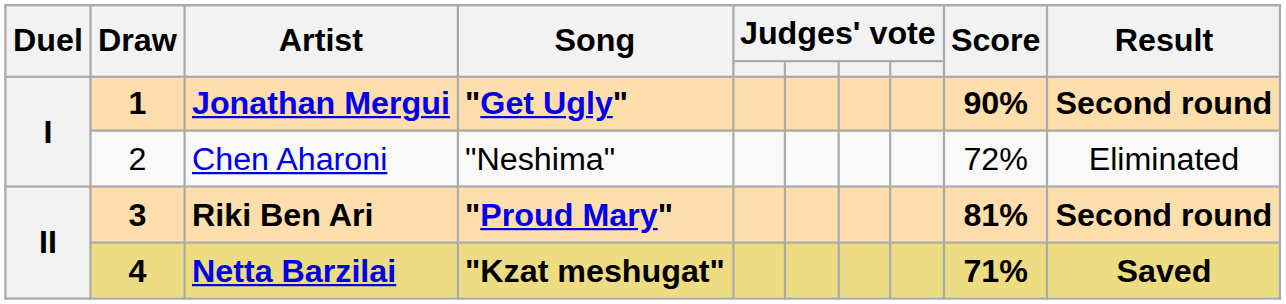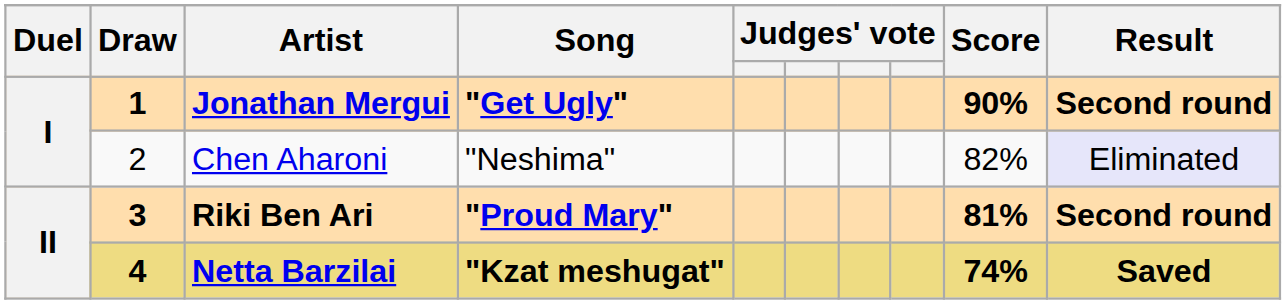(996, 159) 72% -> (996, 159) 82%
(1164, 159) no background -> (1164, 159) lavender background
(996, 270) 71% -> (996, 270) 74%
